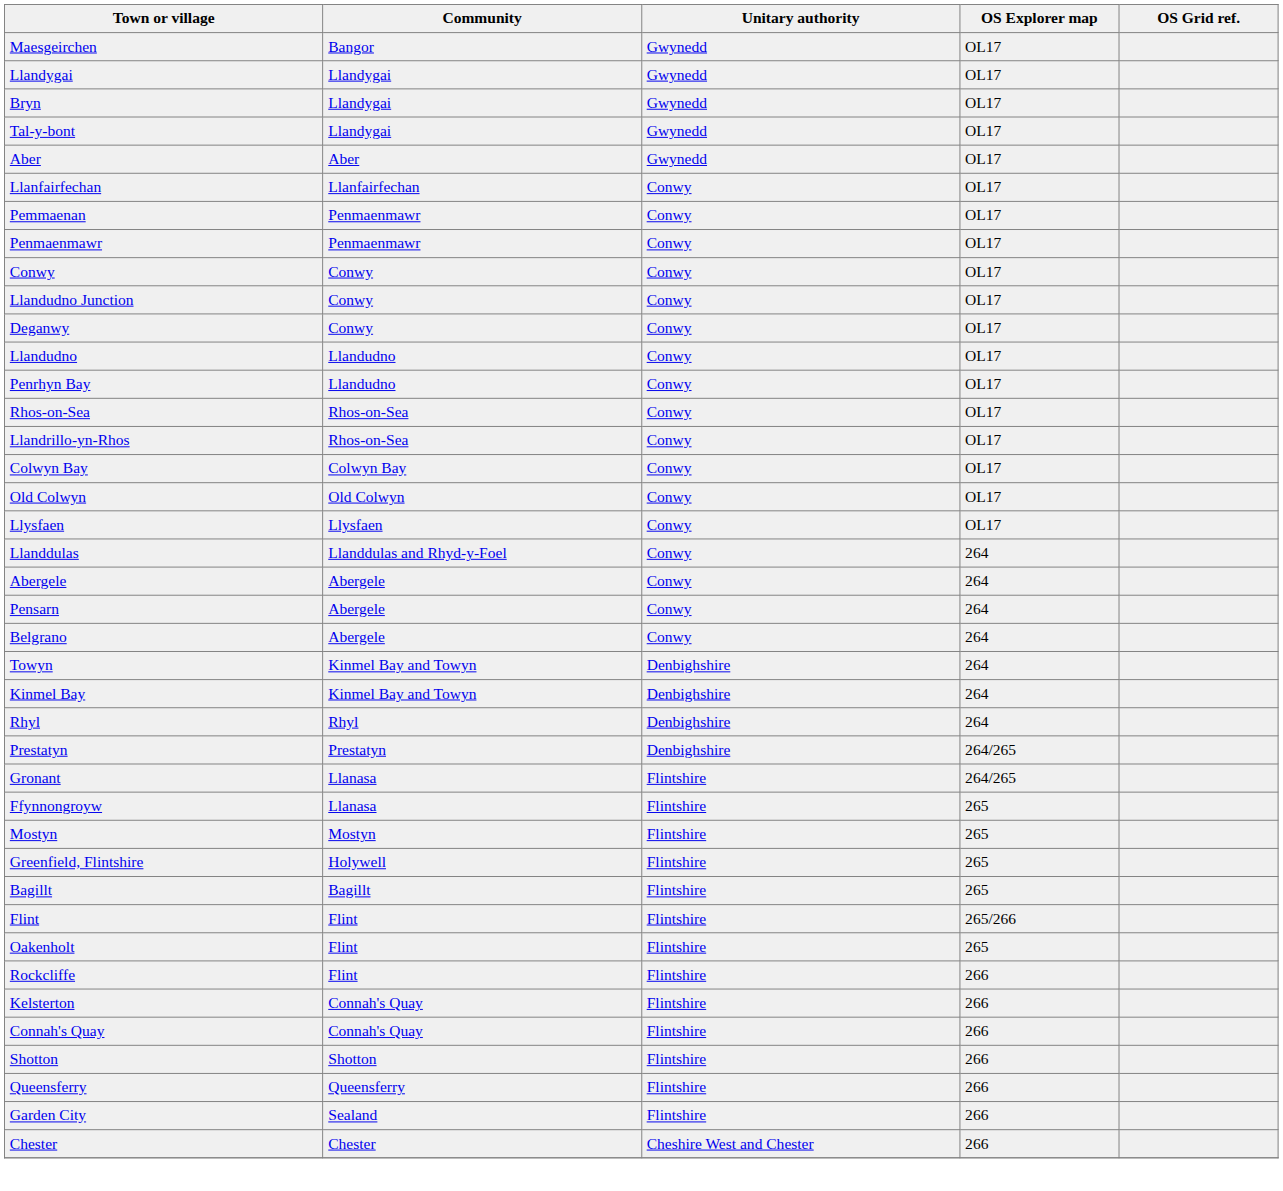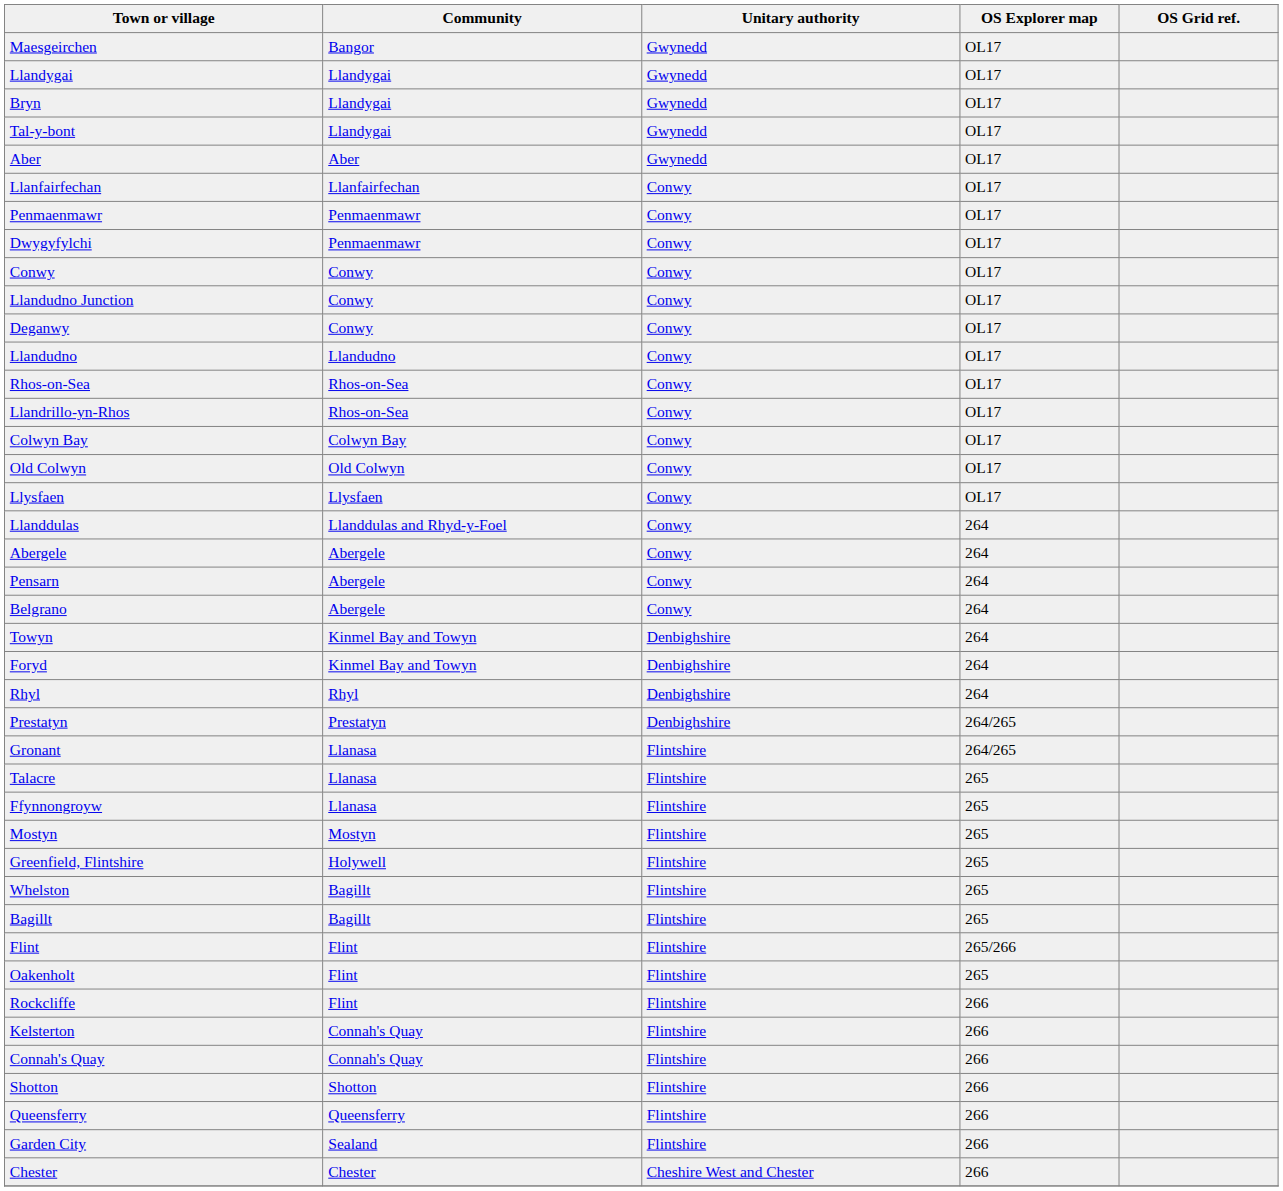- row: (48, 215)
+ row: (51, 243)
- row: (50, 384)
- row: (48, 693)
+ row: (28, 665)
+ row: (33, 778)
+ row: (40, 890)
